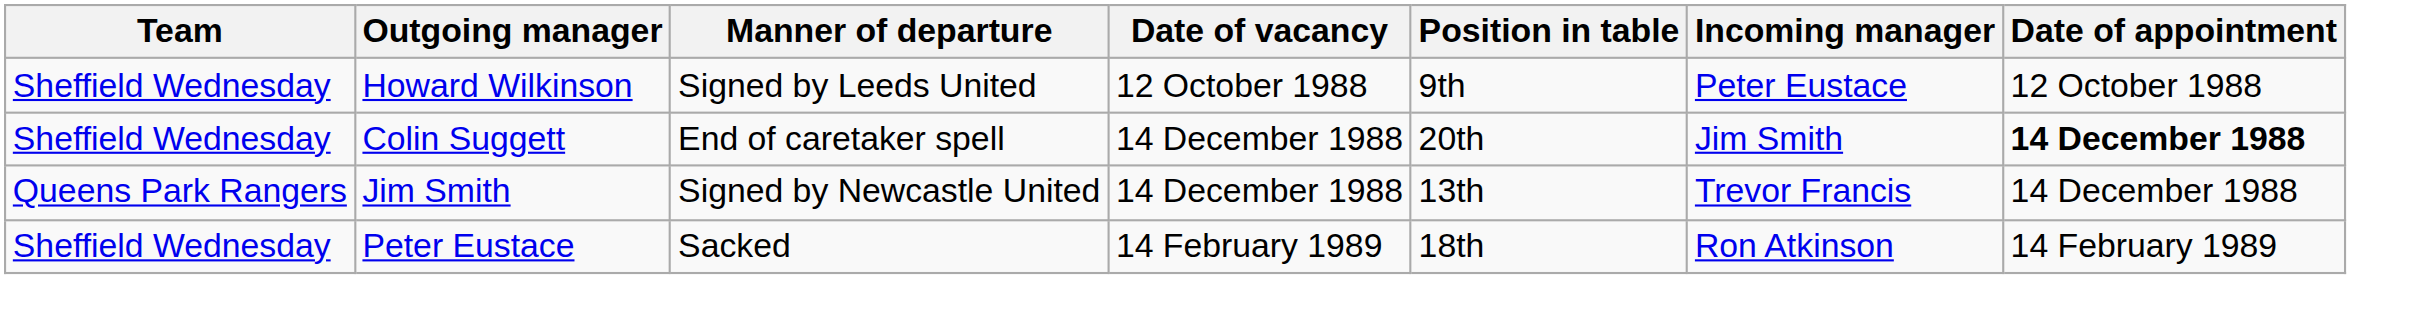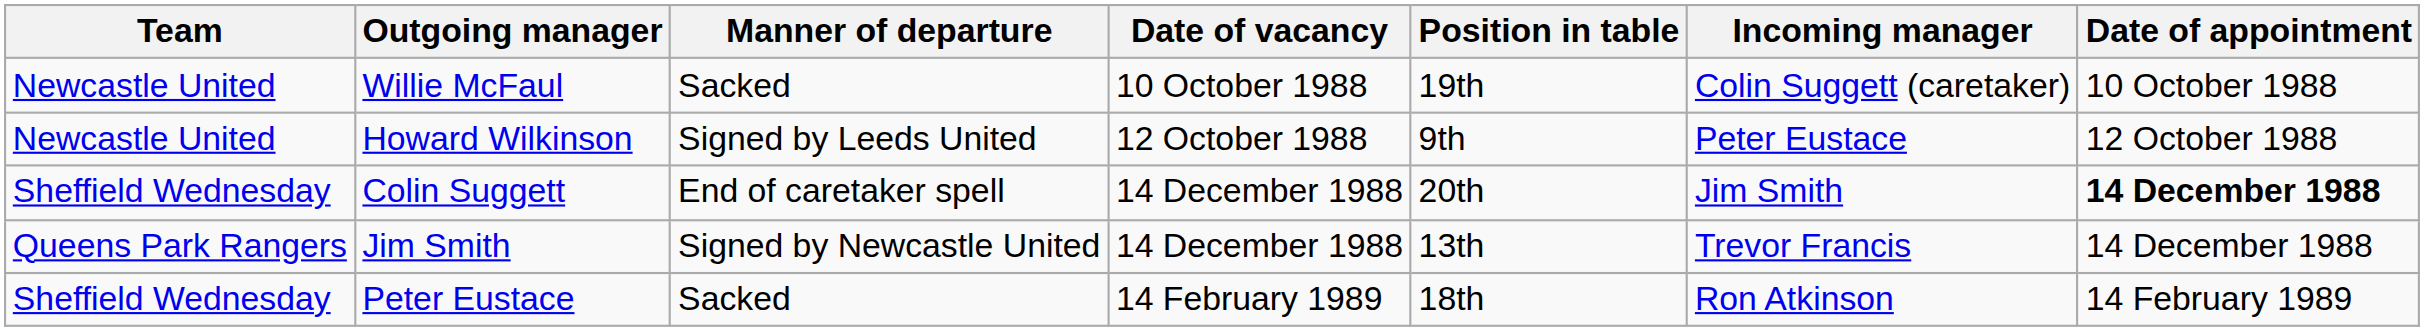+ row: (463, 84)
(172, 84) Sheffield Wednesday -> (144, 138) Newcastle United
